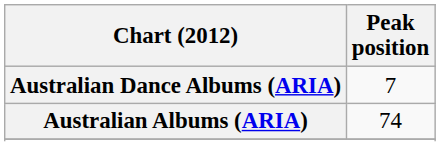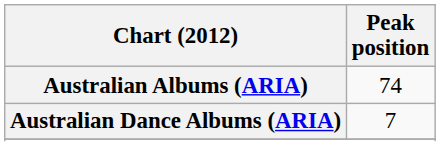rows swapped: (176, 120) <-> (176, 84)
